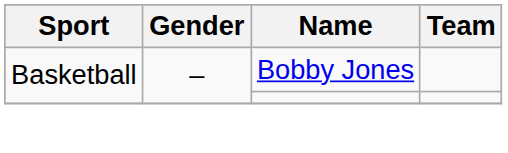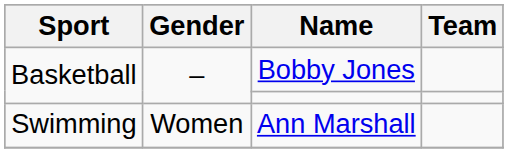+ row: (74, 124)
